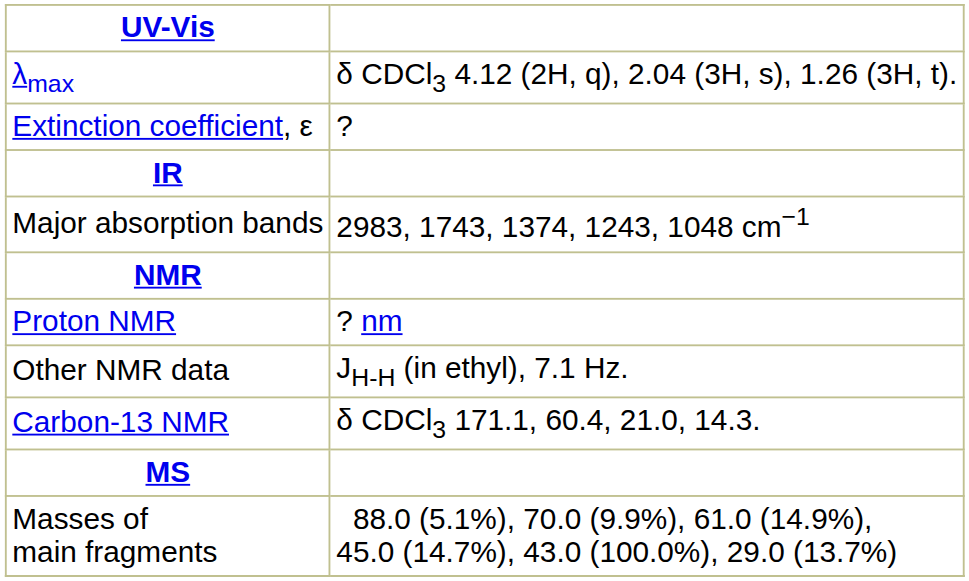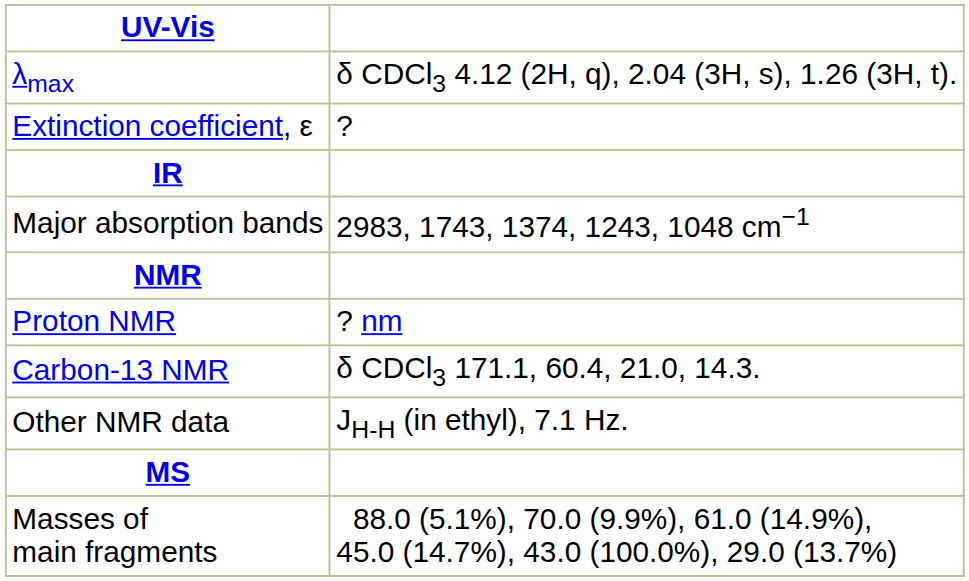rows swapped: (121, 422) <-> (121, 370)
